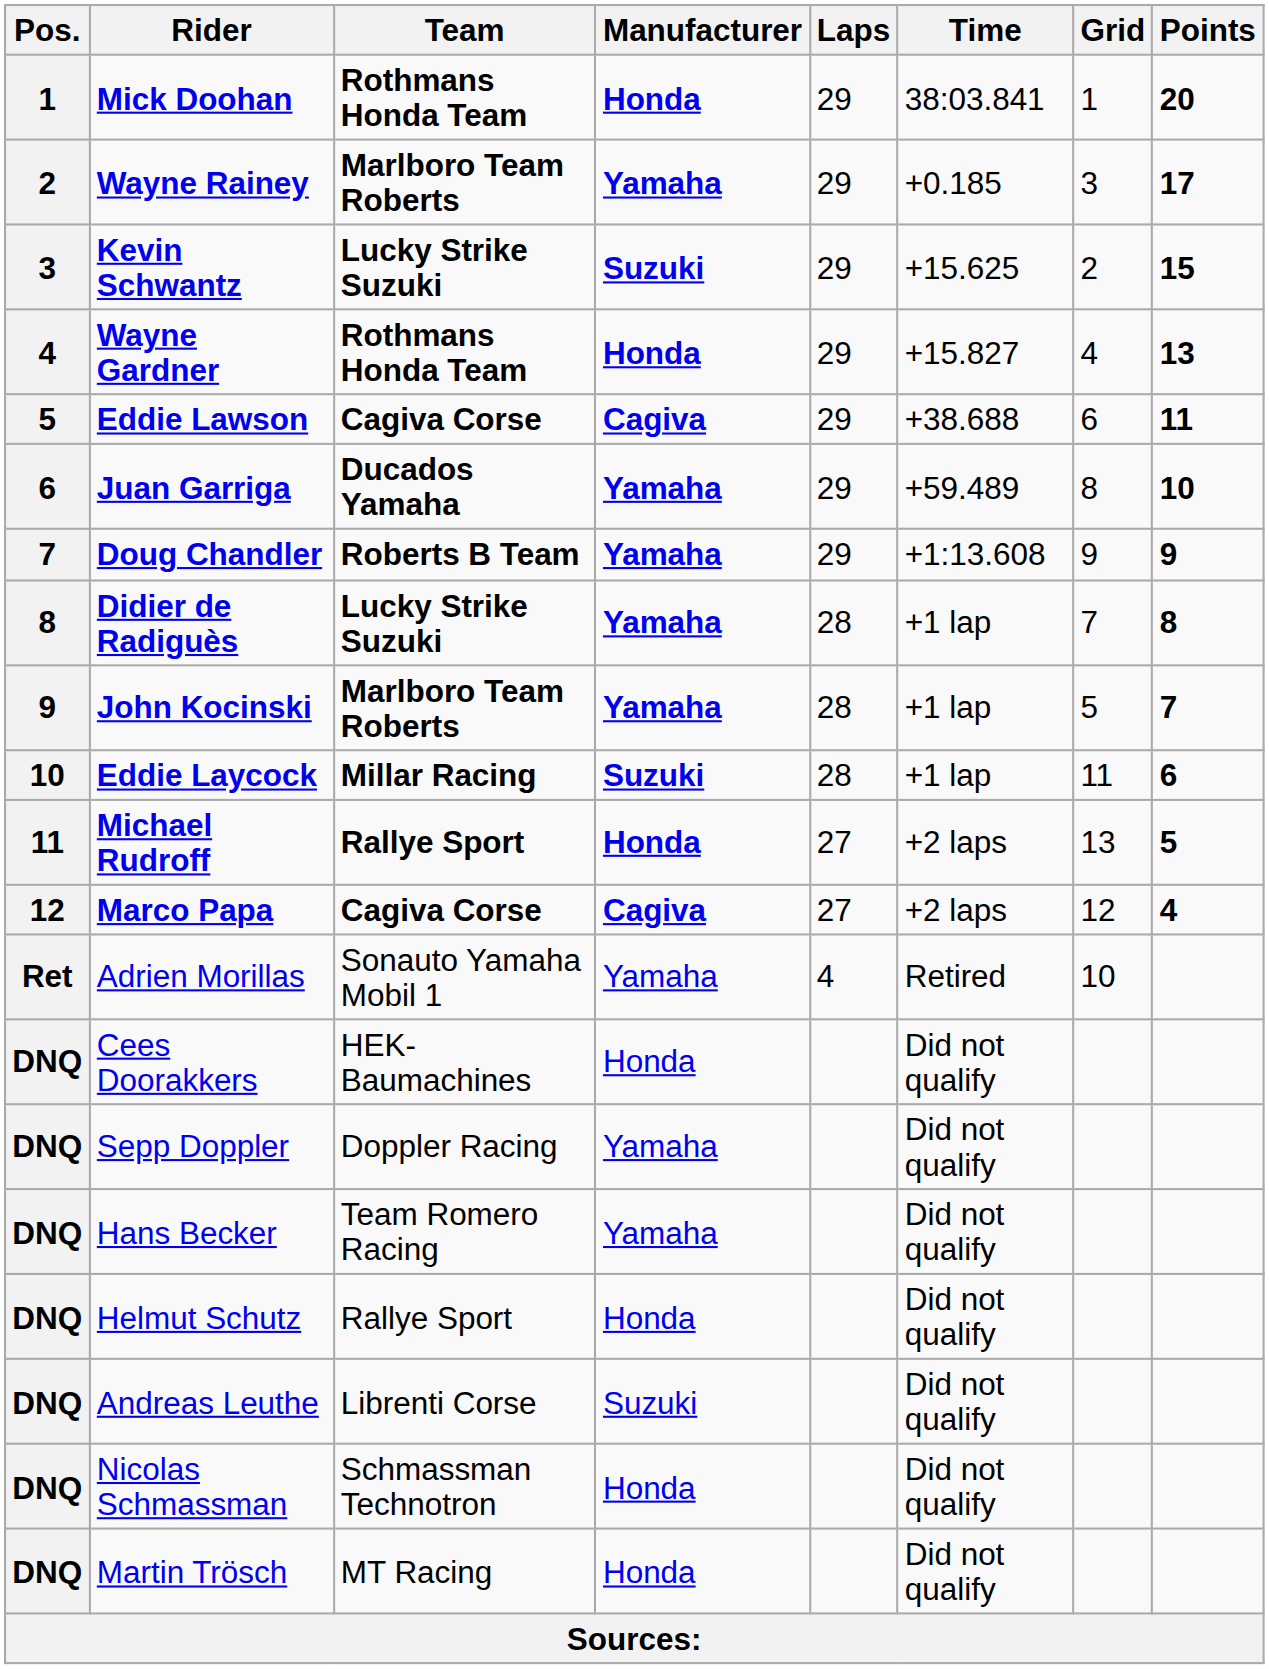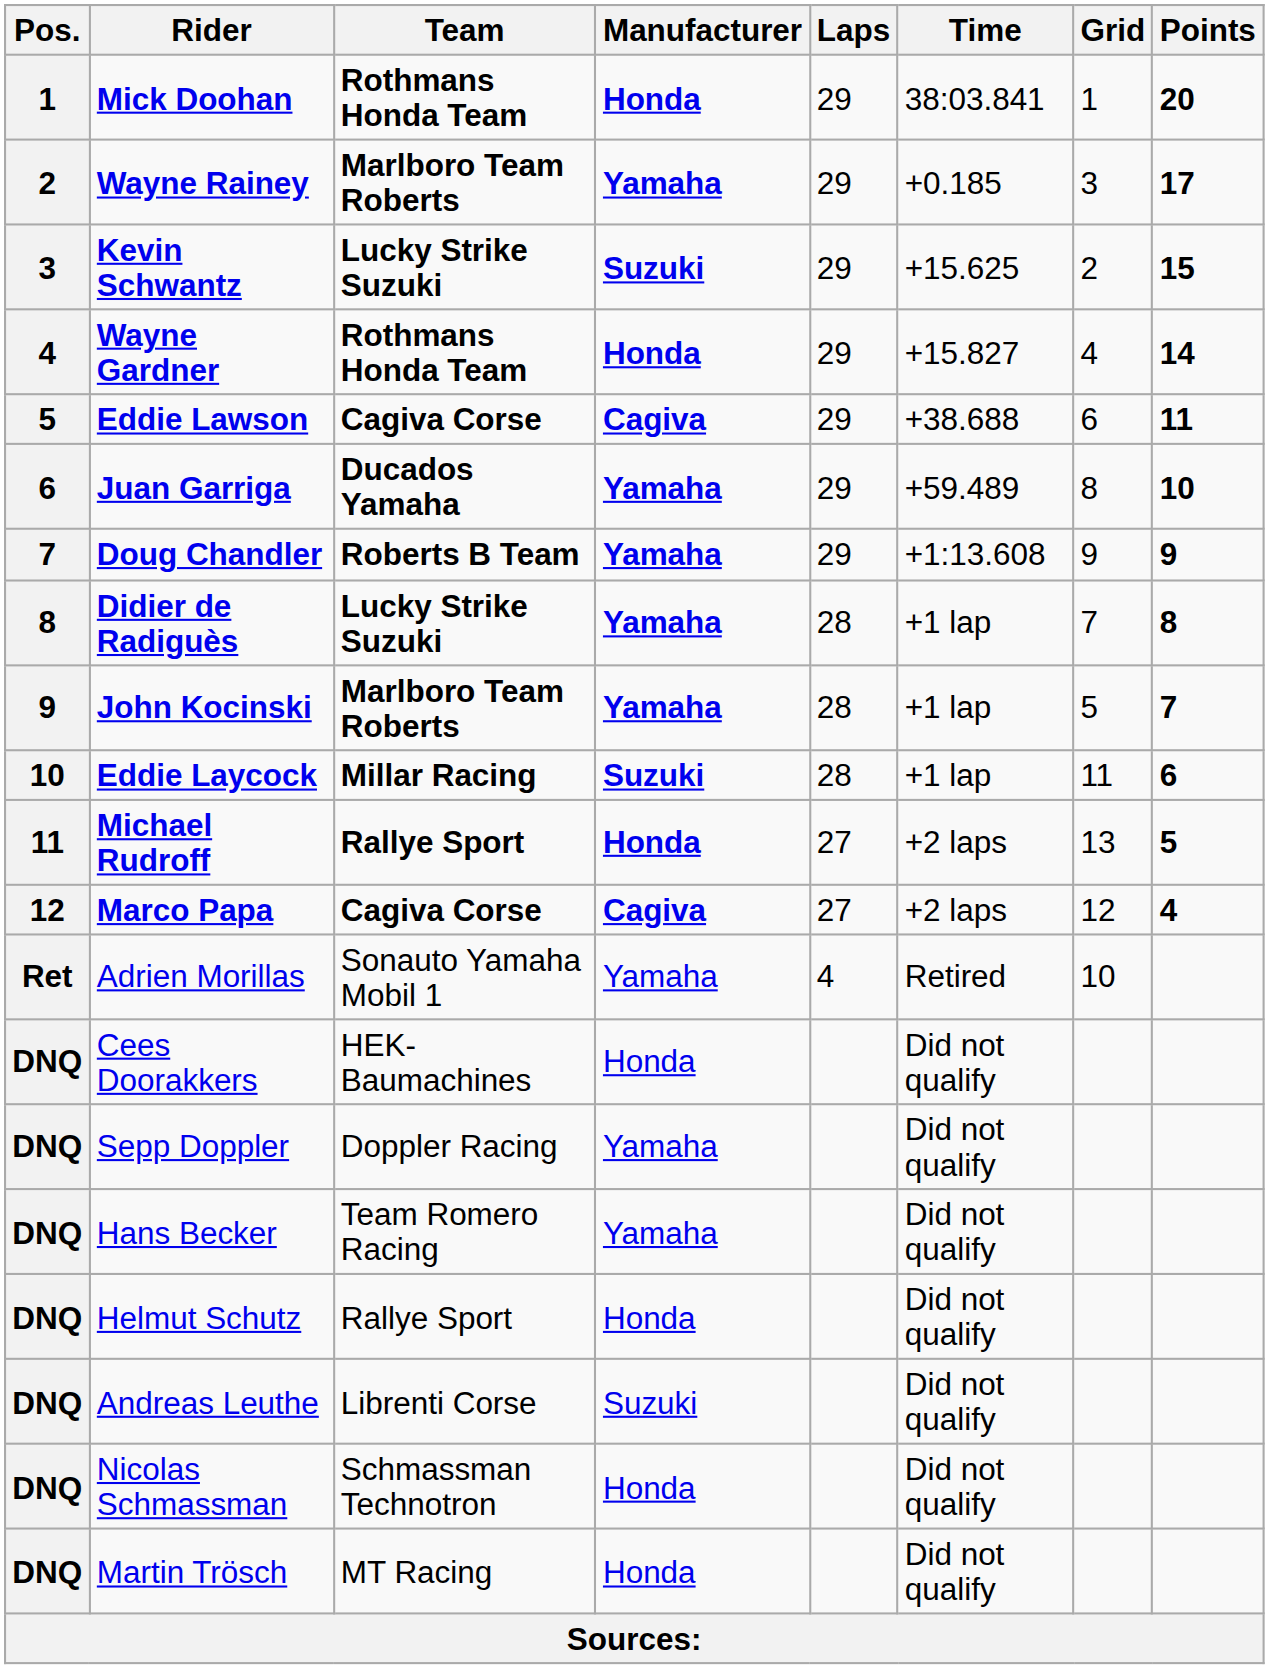(1177, 353) 13 -> (1177, 353) 14
